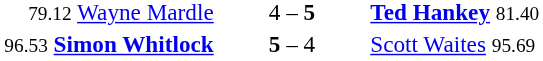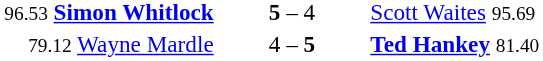rows swapped: (121, 12) <-> (109, 44)
